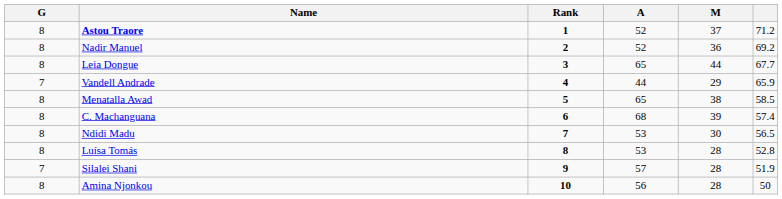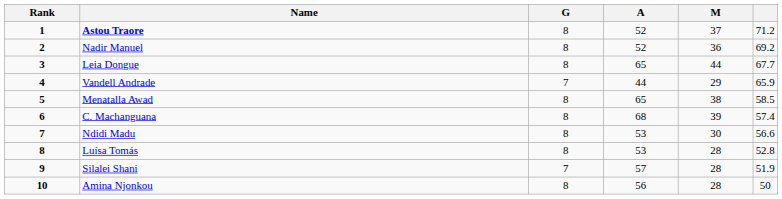columns swapped: (566, 13) <-> (42, 13)
(765, 133) 56.5 -> (765, 133) 56.6
